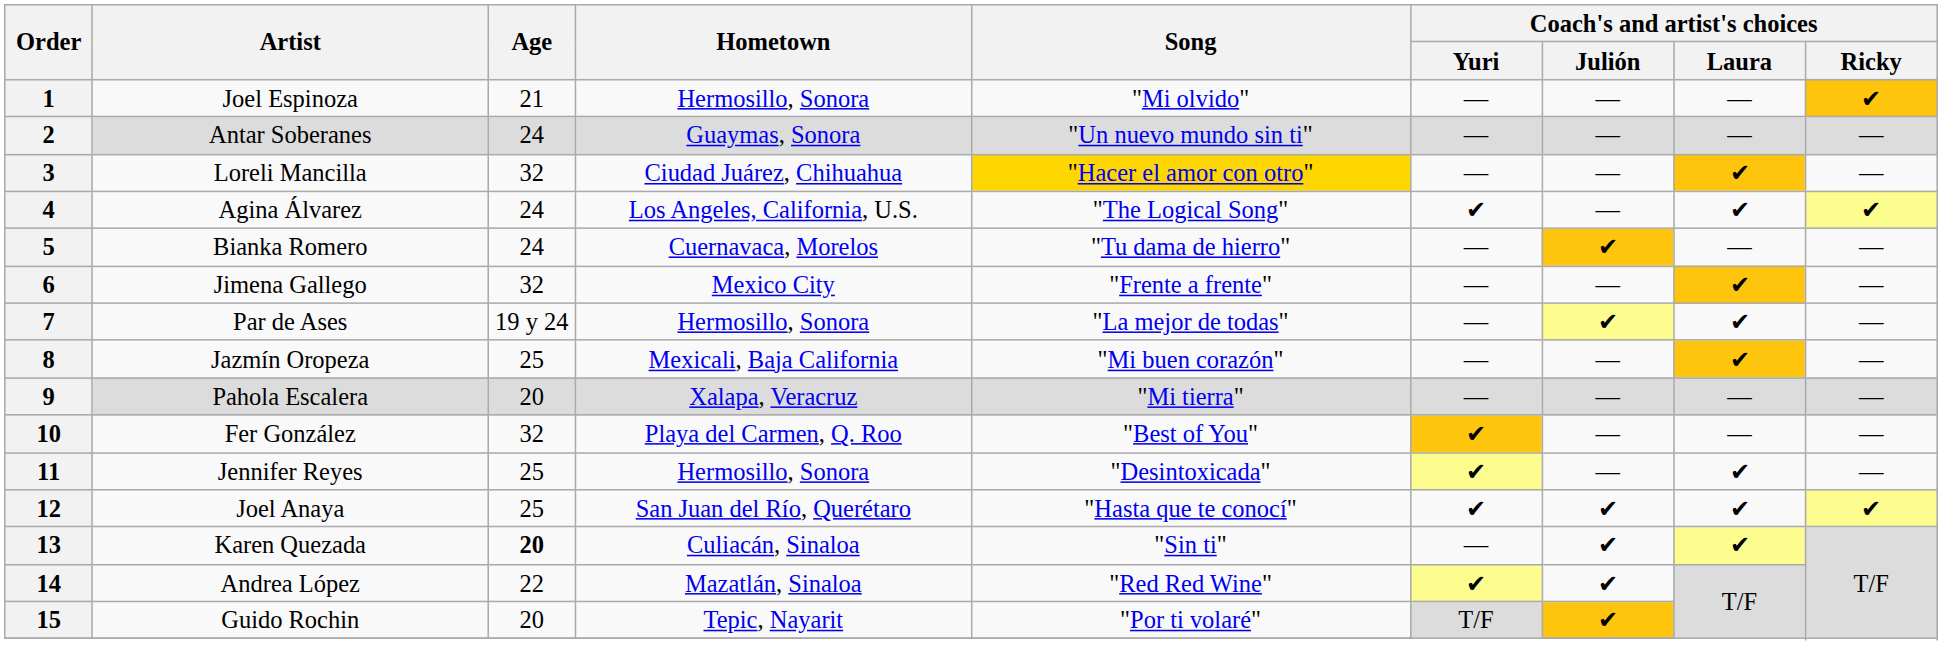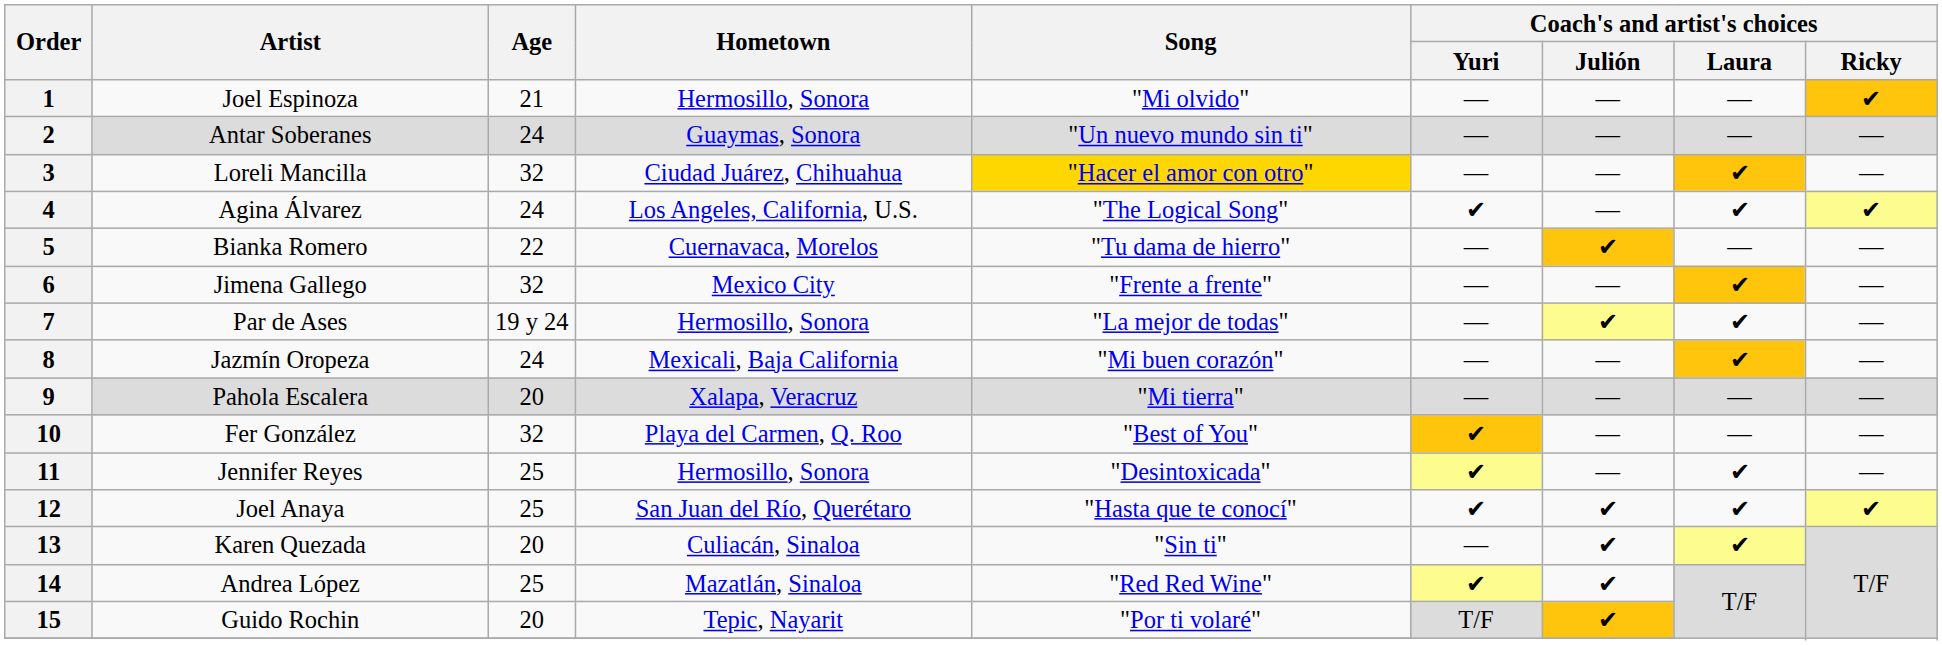(532, 247) 24 -> (532, 247) 22
(532, 359) 25 -> (532, 359) 24
(532, 546) bold -> (532, 546) normal
(532, 583) 22 -> (532, 583) 25
